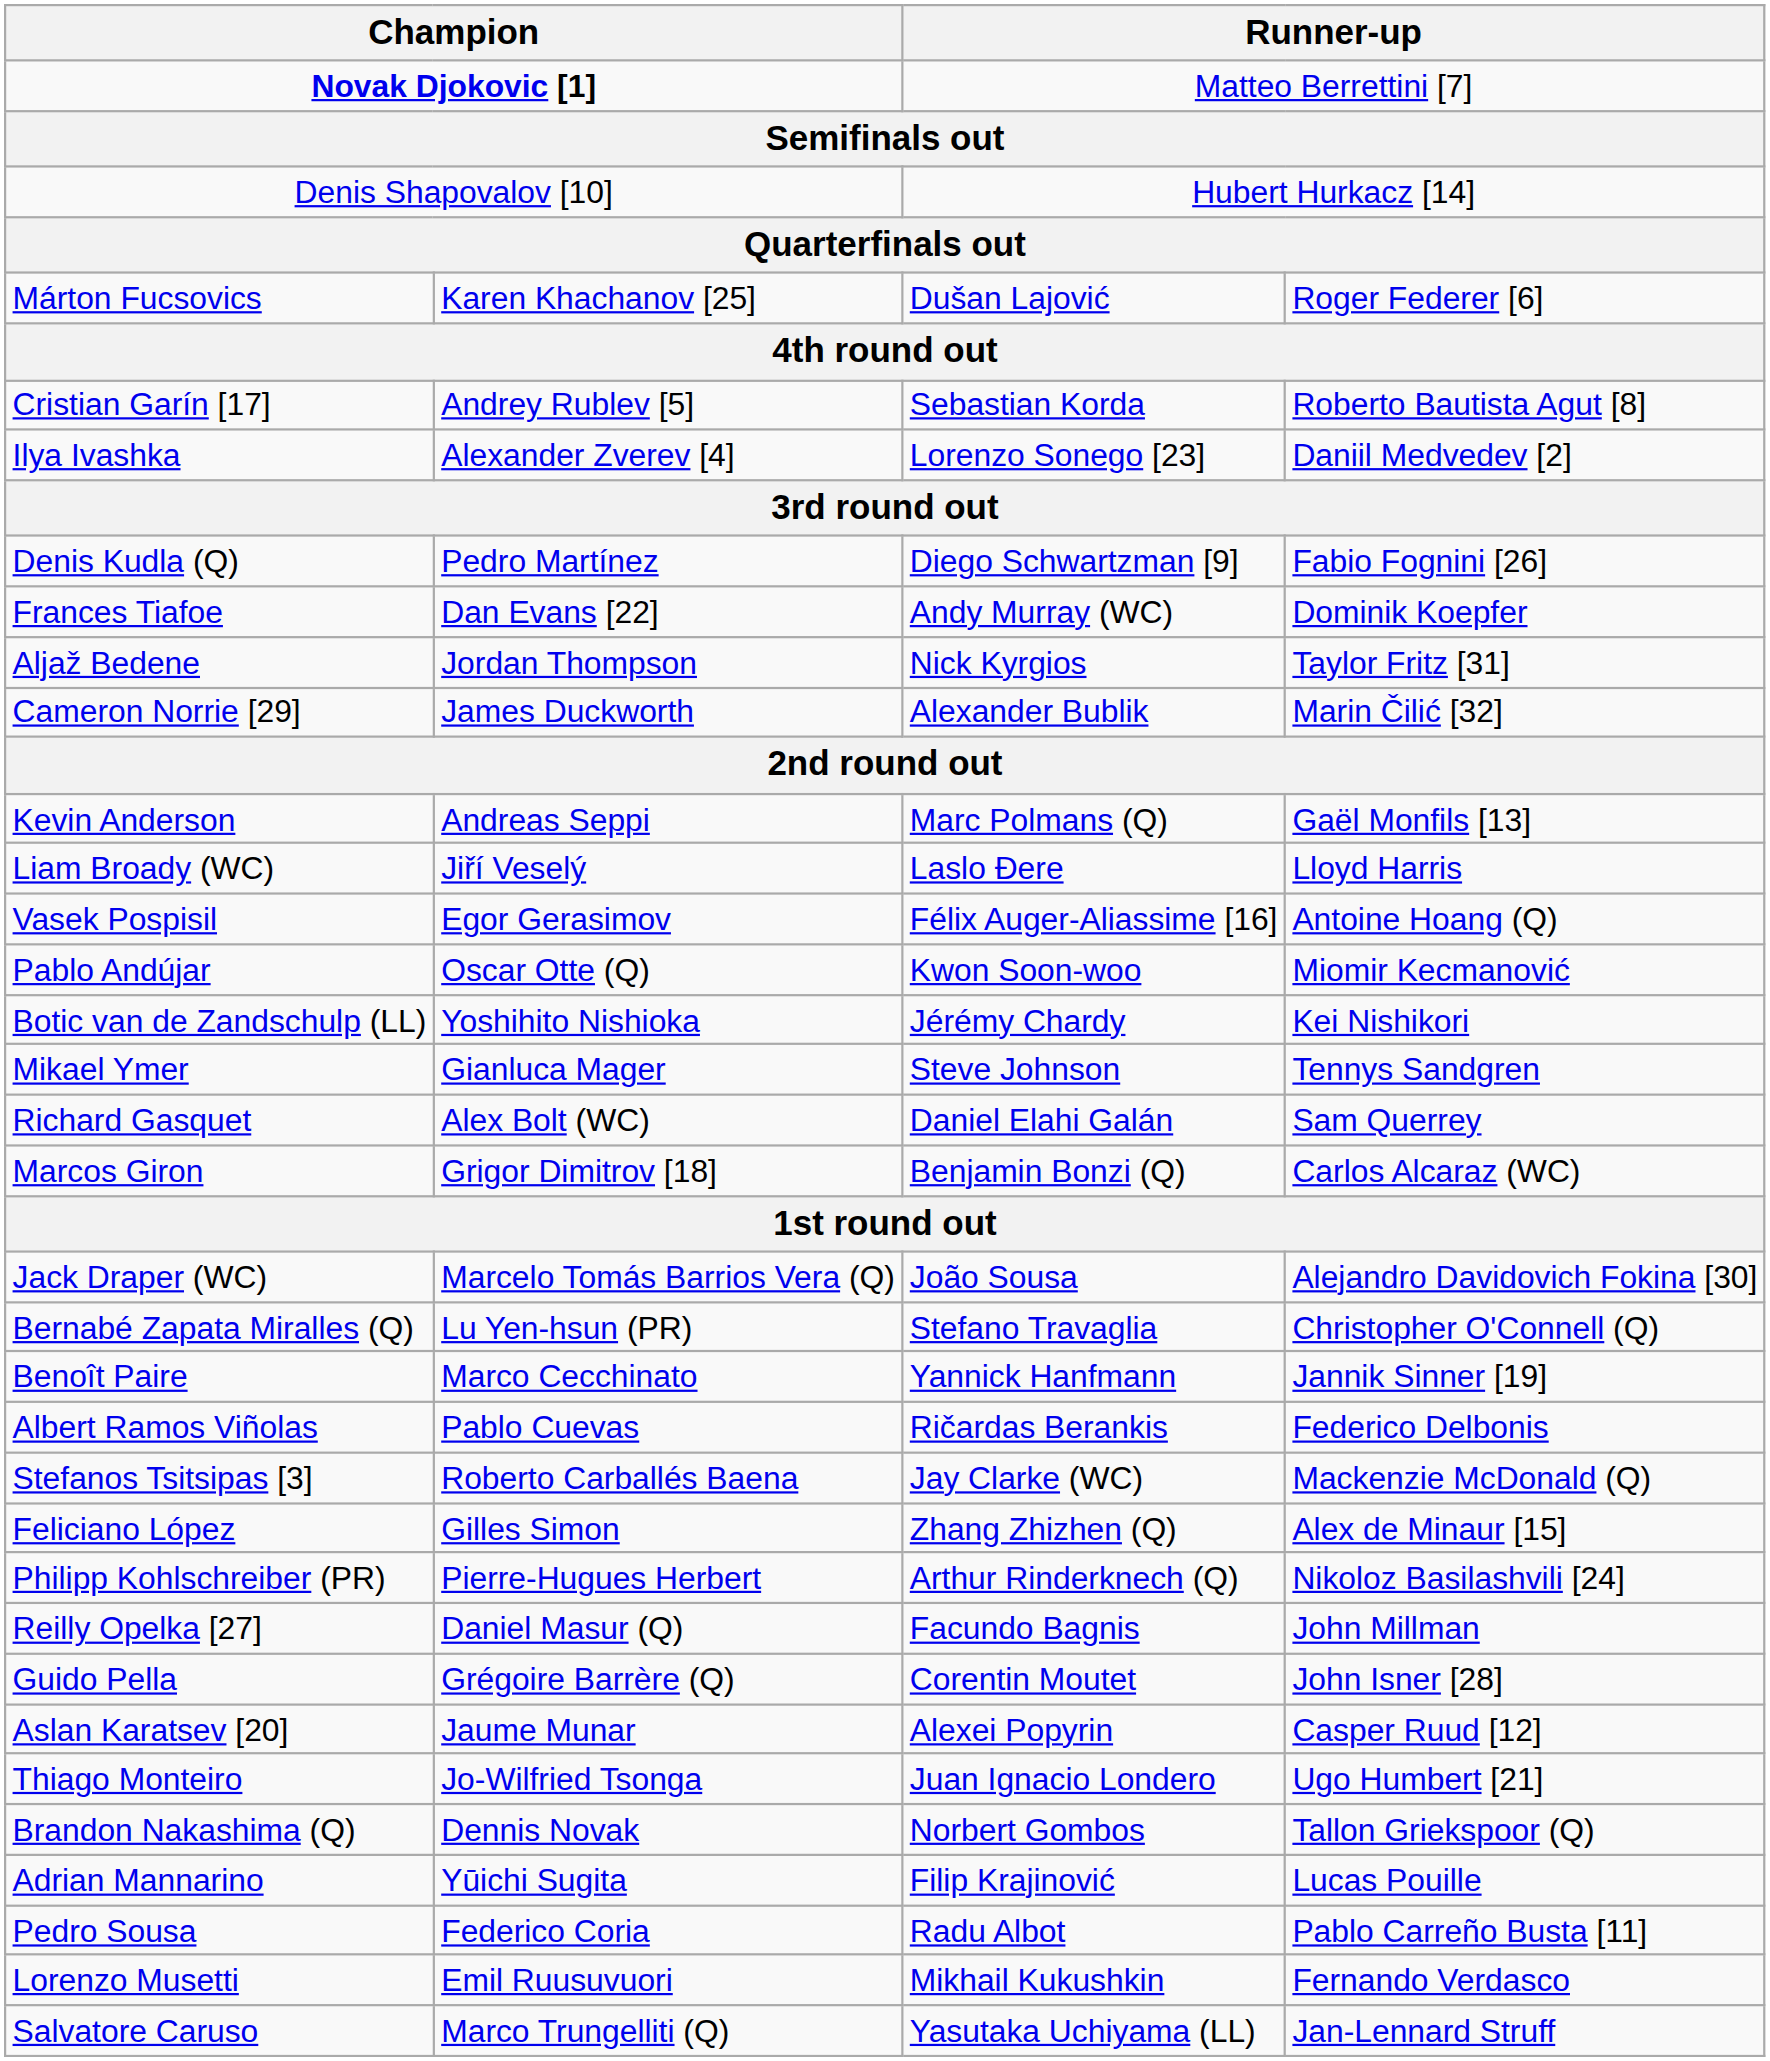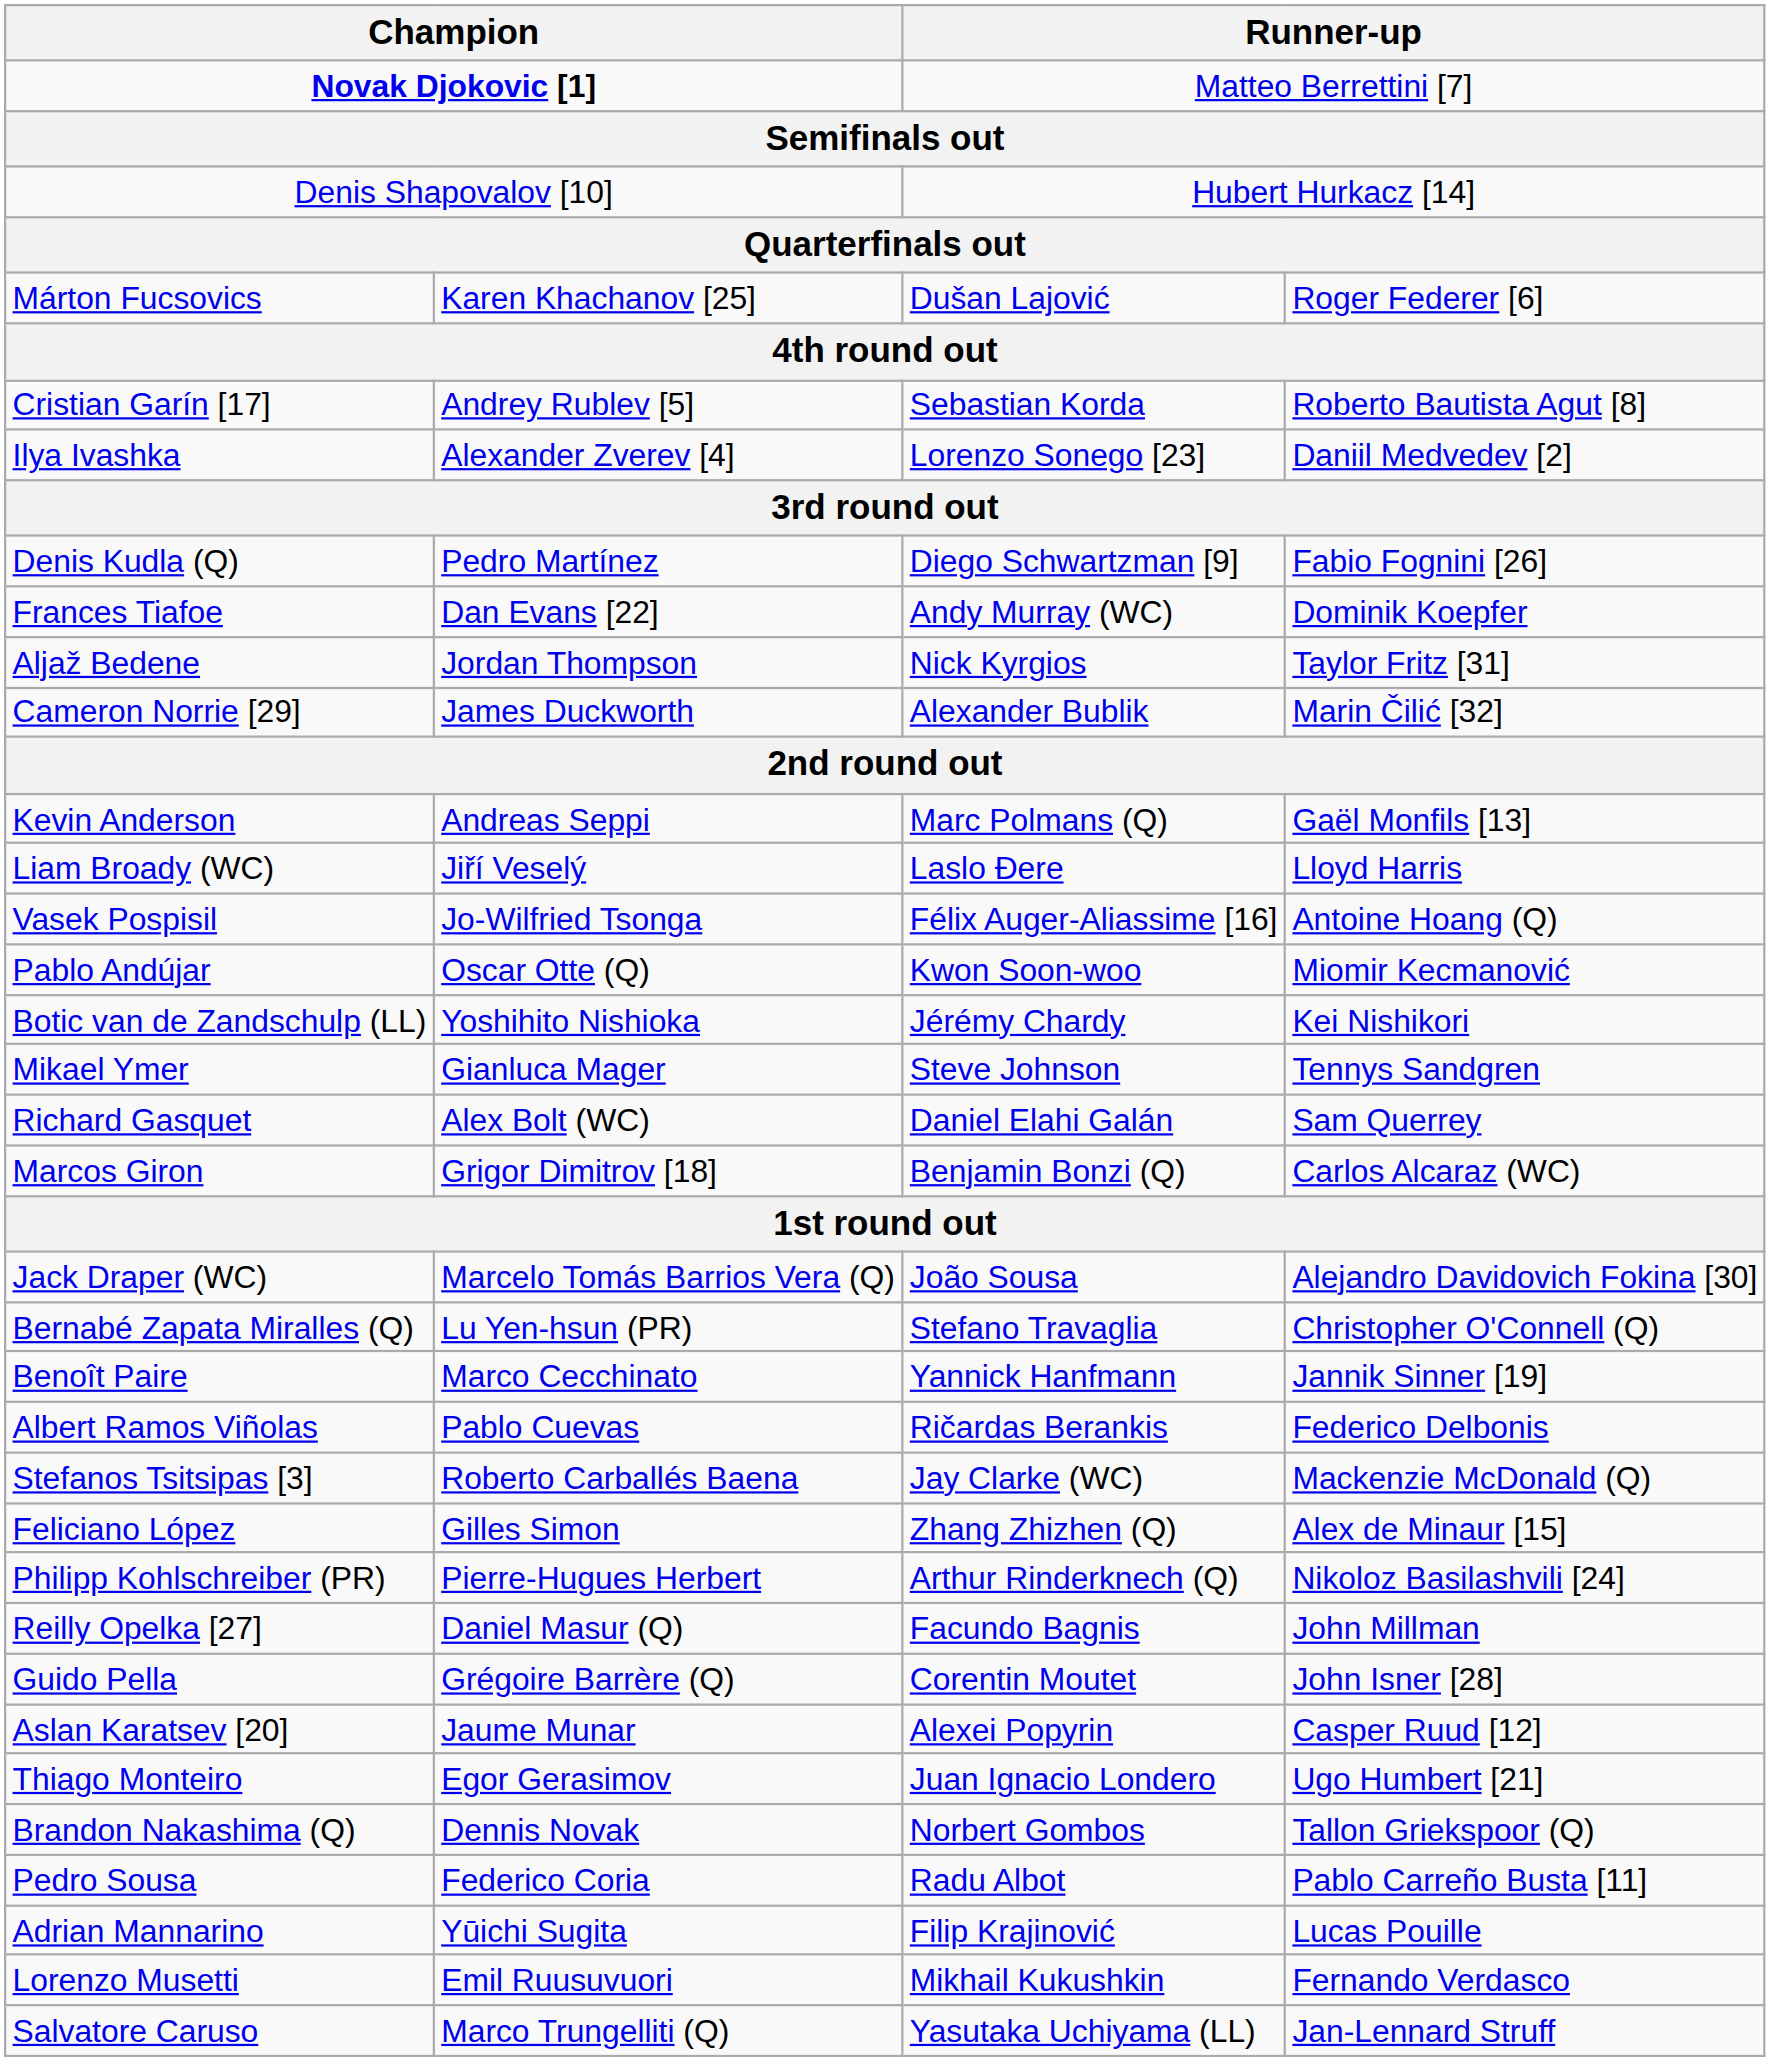(556, 919) Egor Gerasimov -> (572, 919) Jo-Wilfried Tsonga
(572, 1780) Jo-Wilfried Tsonga -> (556, 1780) Egor Gerasimov
rows swapped: (138, 1880) <-> (105, 1931)
